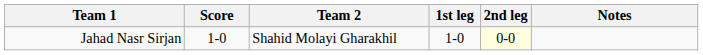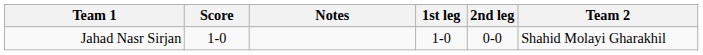columns swapped: (339, 15) <-> (615, 15)
(506, 38) lightyellow background -> (492, 38) no background
